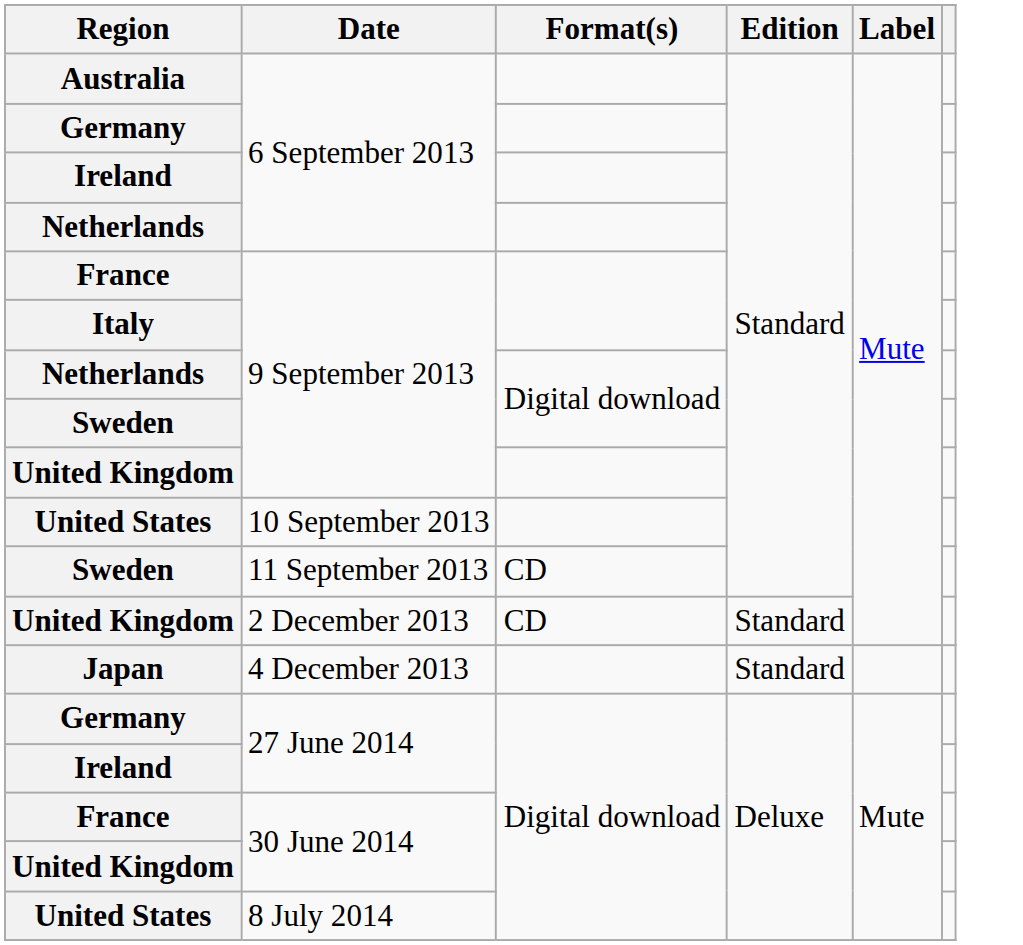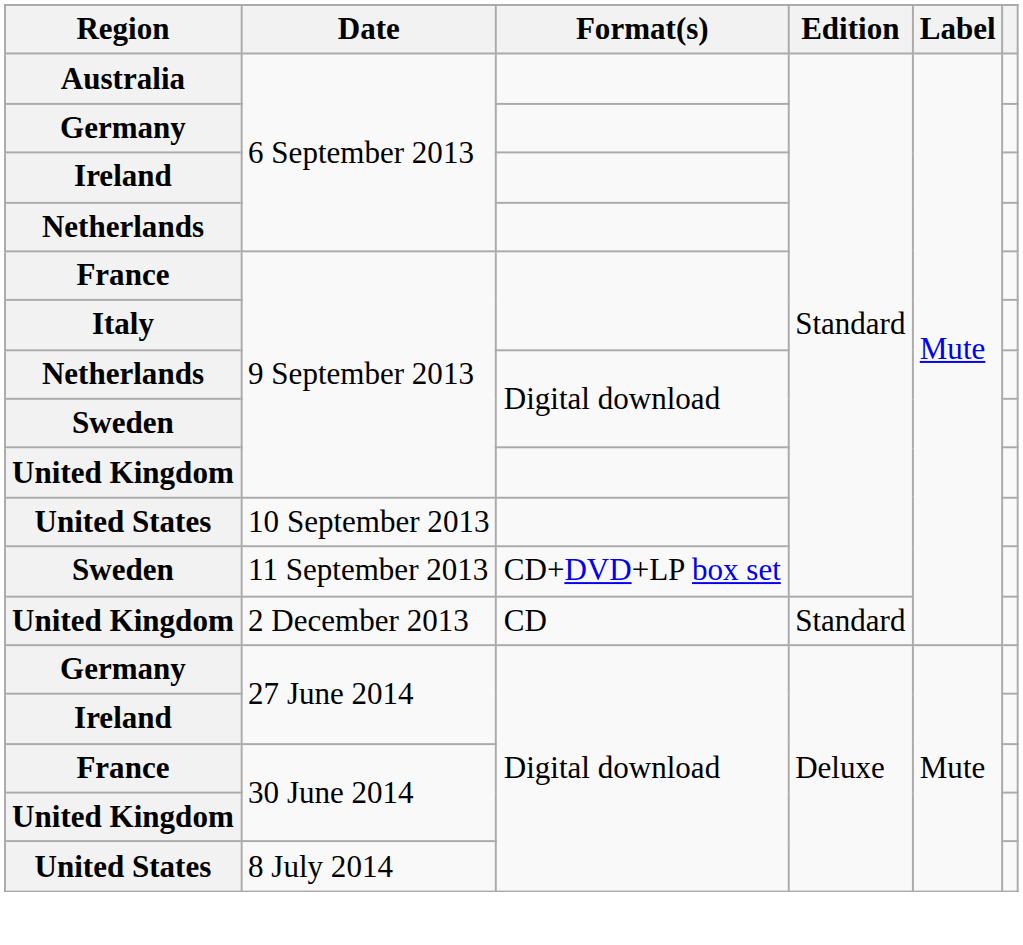(525, 570) CD -> (642, 570) CD+DVD+LP box set
- row: (123, 669)
